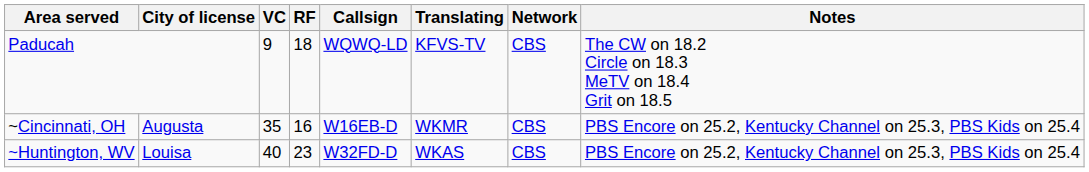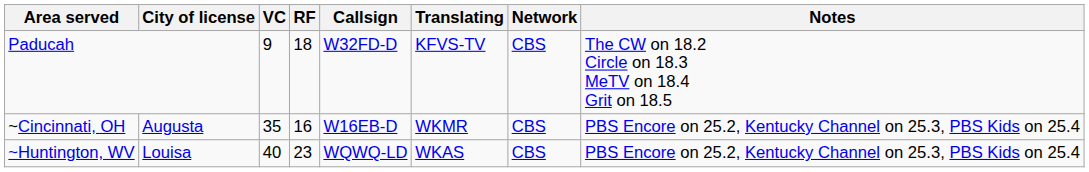(365, 44) WQWQ-LD -> (360, 44) W32FD-D
(360, 153) W32FD-D -> (365, 153) WQWQ-LD
